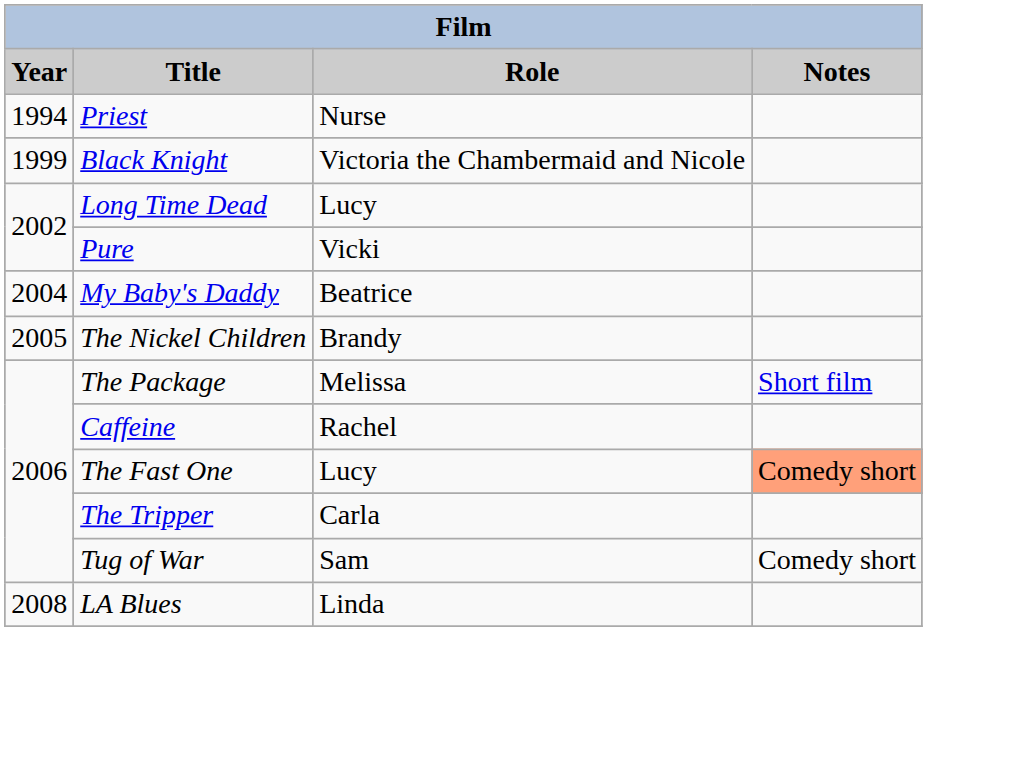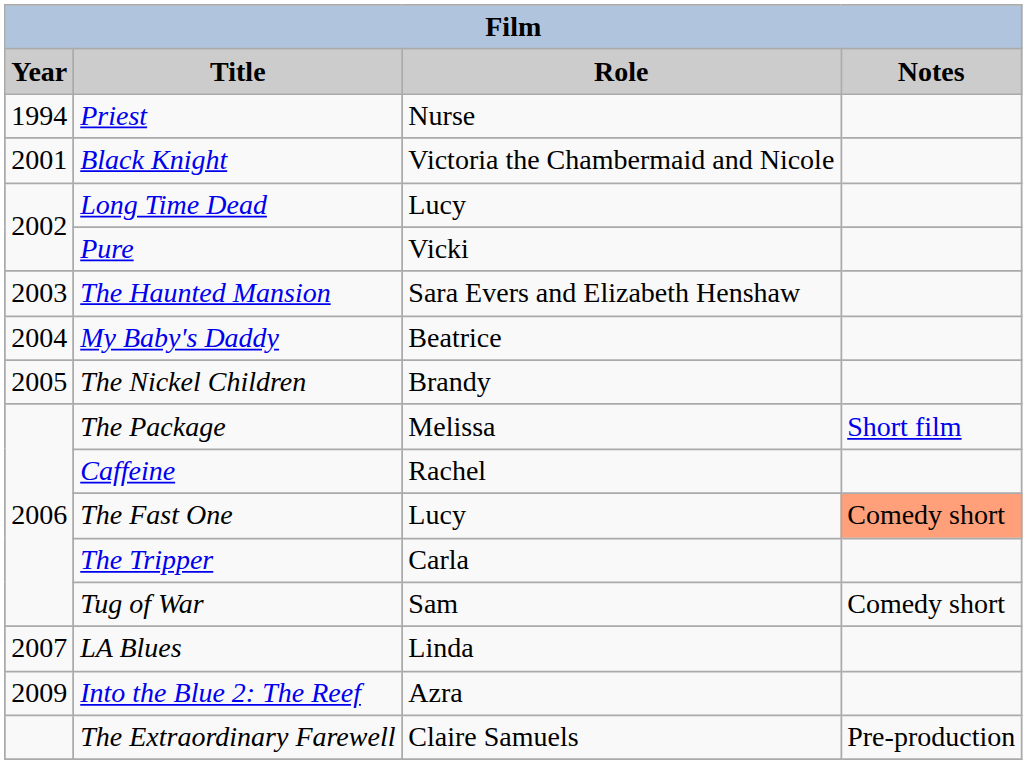(39, 159) 1999 -> (39, 159) 2001
+ row: (205, 293)
(39, 603) 2008 -> (39, 648) 2007
+ row: (221, 692)
+ row: (238, 737)
